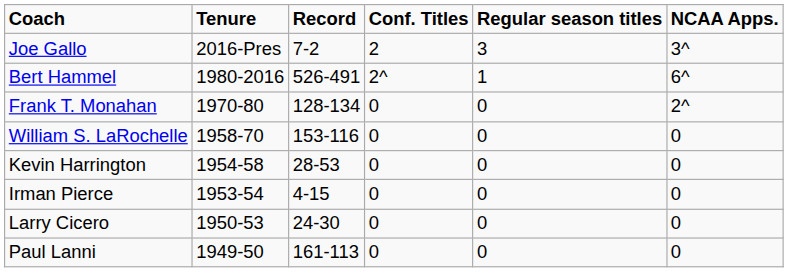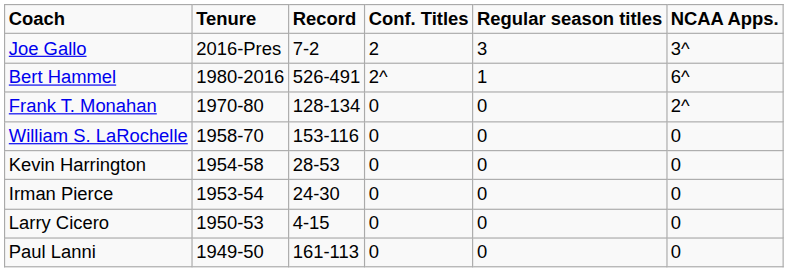(311, 194) 4-15 -> (316, 194) 24-30
(316, 223) 24-30 -> (311, 223) 4-15
